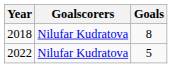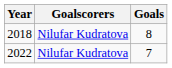(149, 53) 5 -> (149, 53) 7
